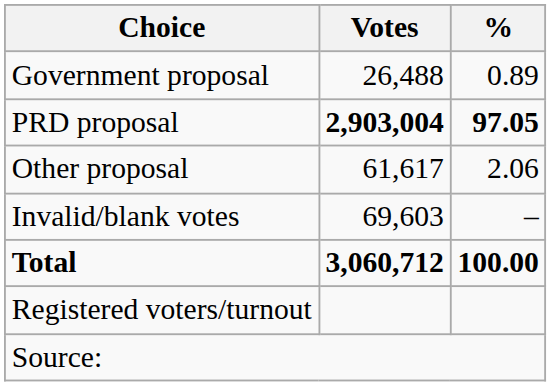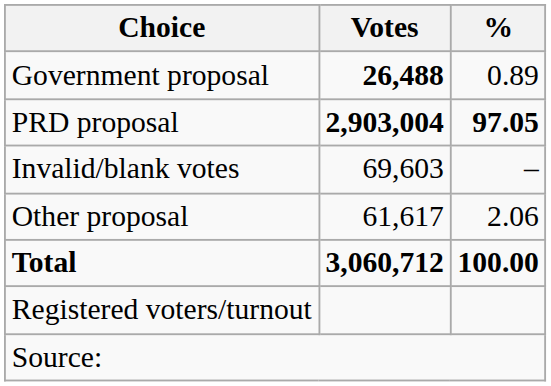(403, 74) normal -> (403, 74) bold
rows swapped: (100, 168) <-> (126, 215)
